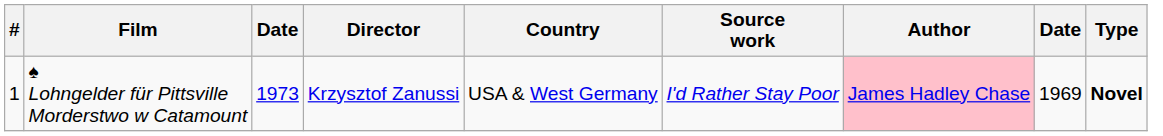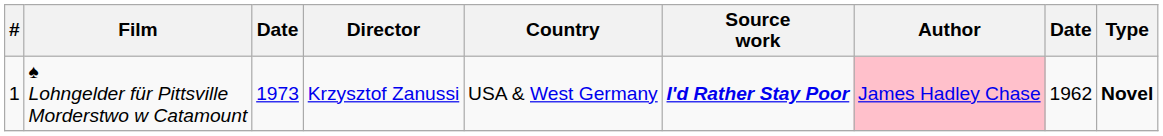(753, 93) normal -> (758, 93) bold
(1060, 93) 1969 -> (1071, 93) 1962
